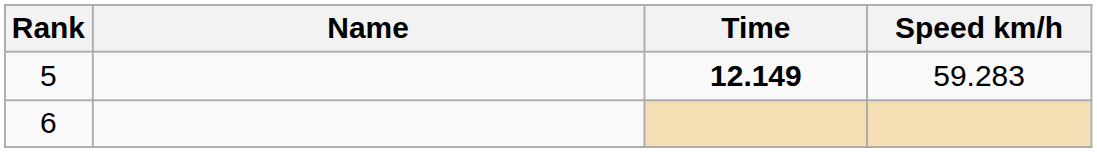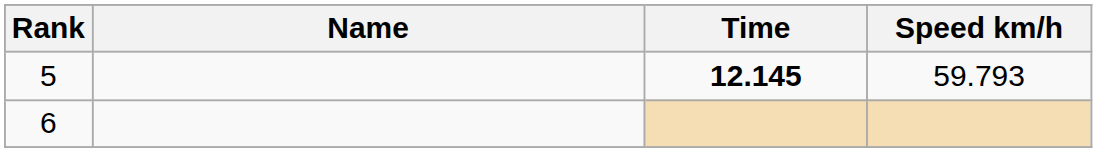(756, 75) 12.149 -> (756, 75) 12.145
(979, 75) 59.283 -> (979, 75) 59.793
